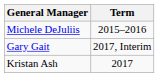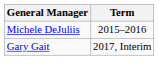- row: (32, 64)
